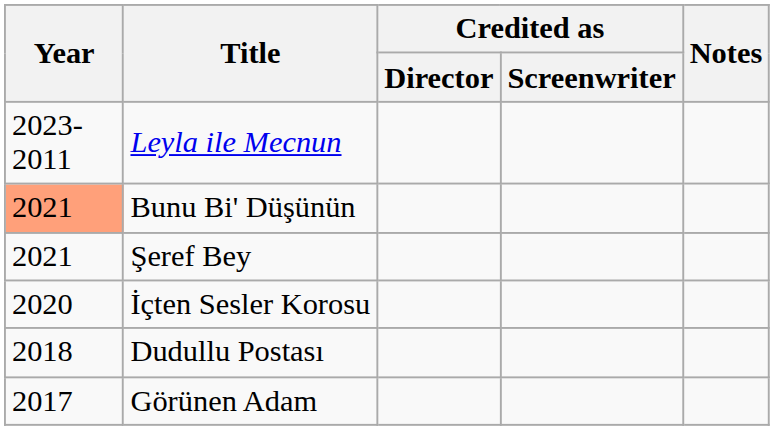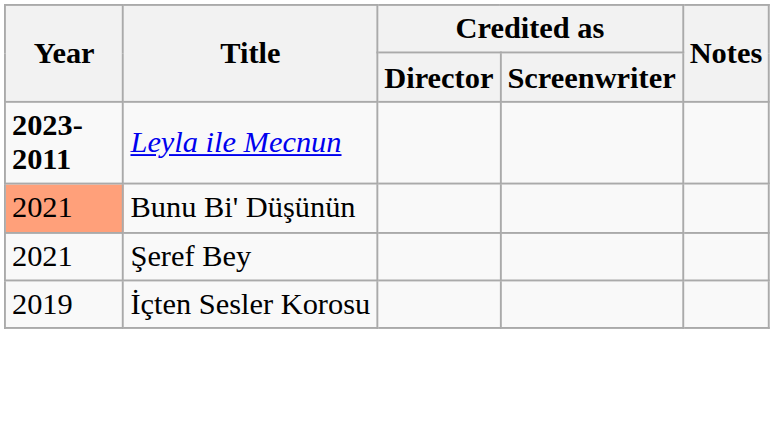(47, 142) normal -> (47, 142) bold
(42, 303) 2020 -> (42, 303) 2019
- row: (227, 352)
- row: (224, 400)
